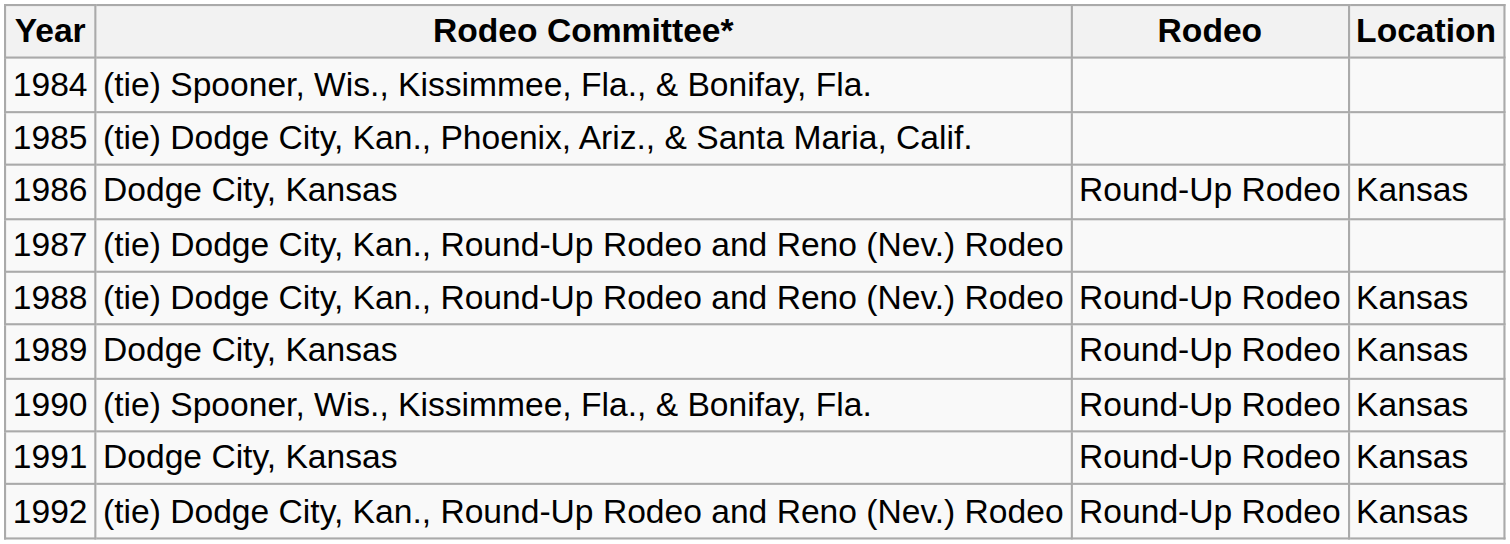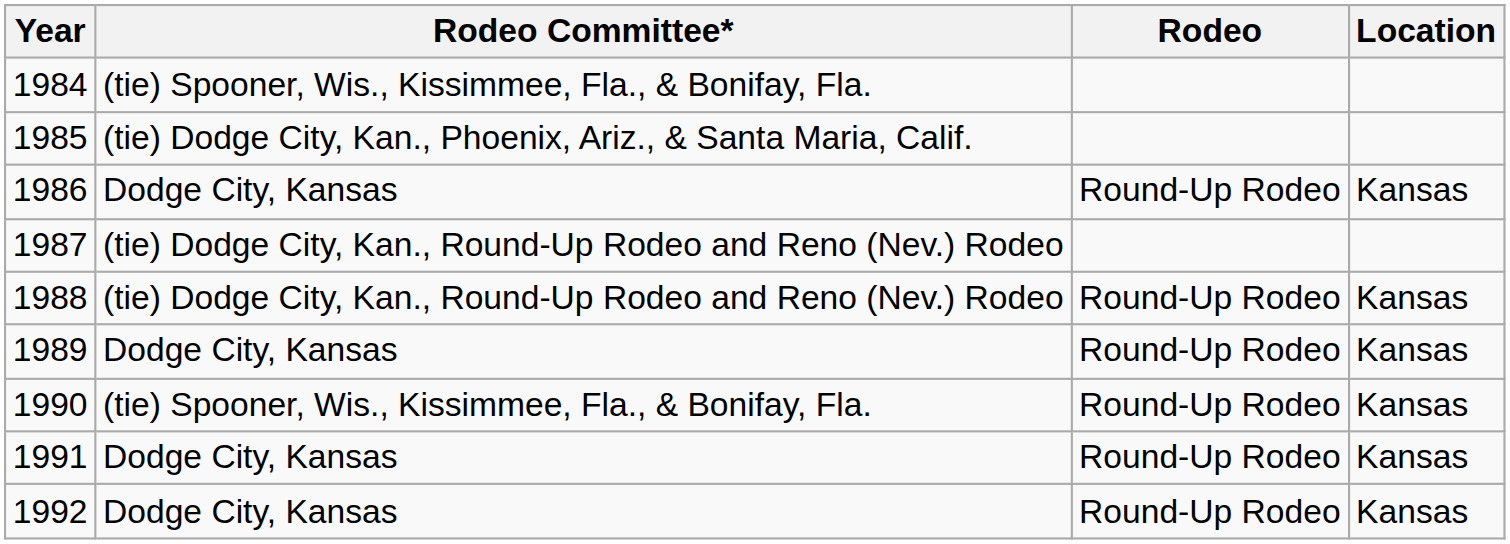(583, 510) (tie) Dodge City, Kan., Round-Up Rodeo and Reno (Nev.) Rodeo -> (250, 510) Dodge City, Kansas
